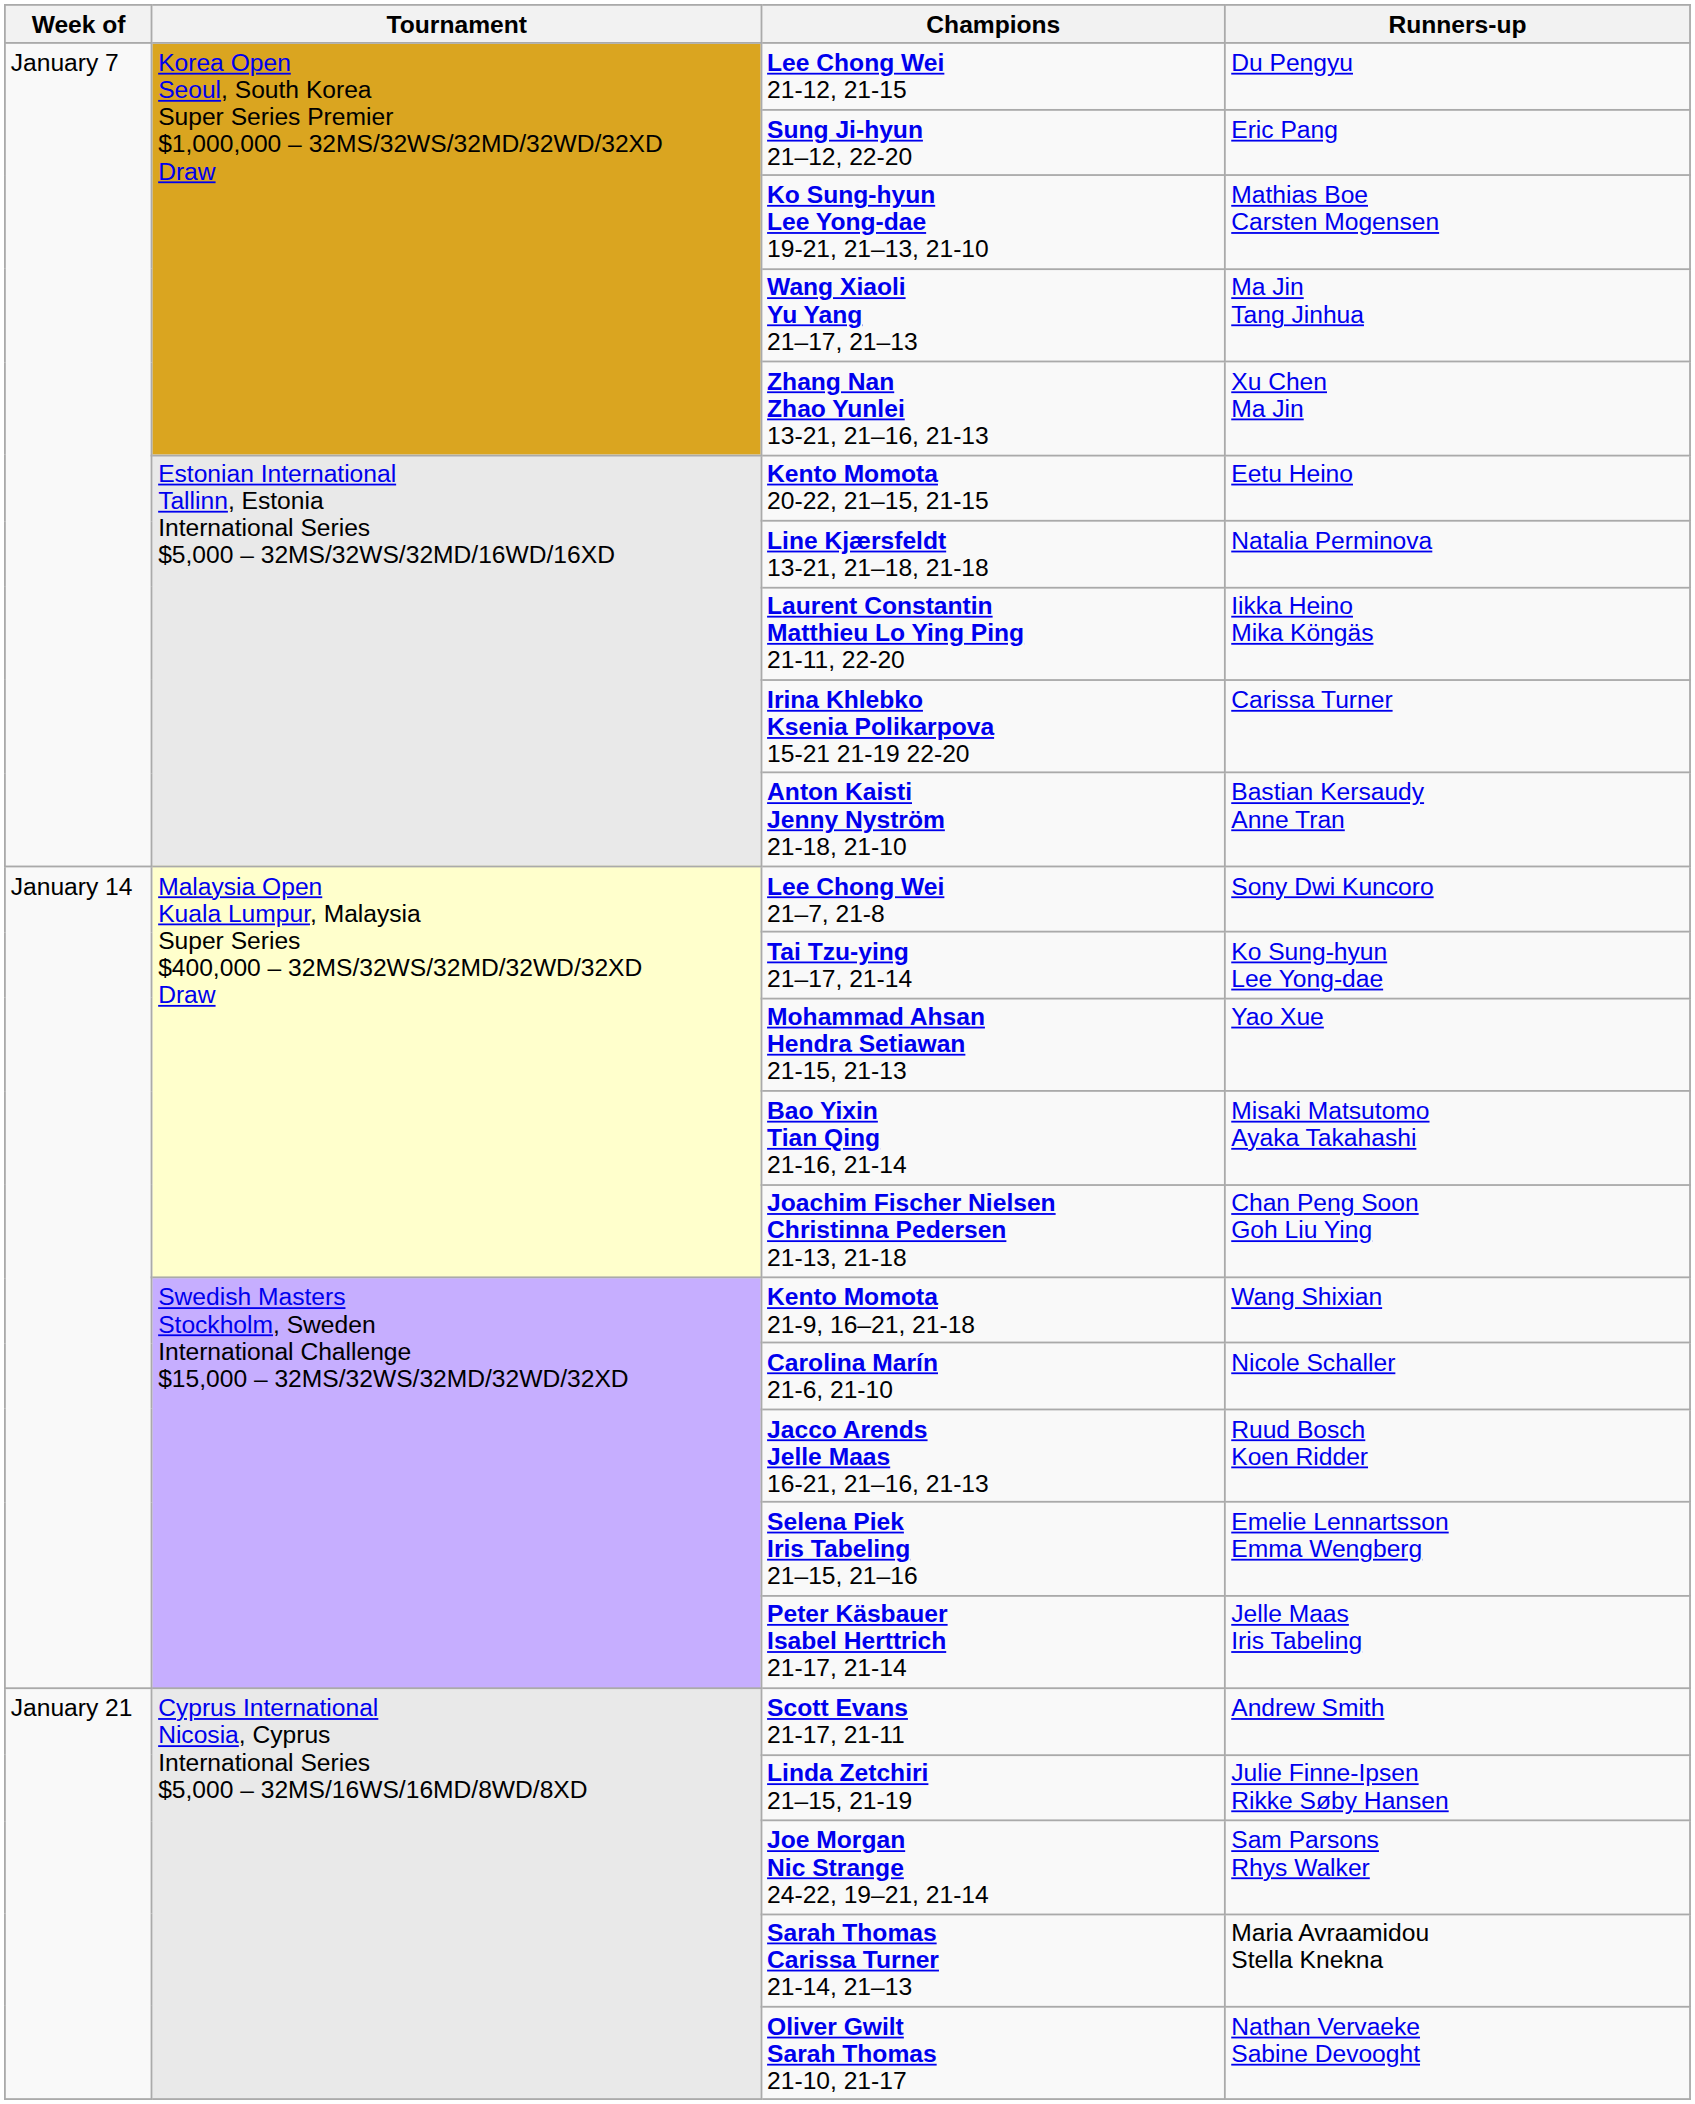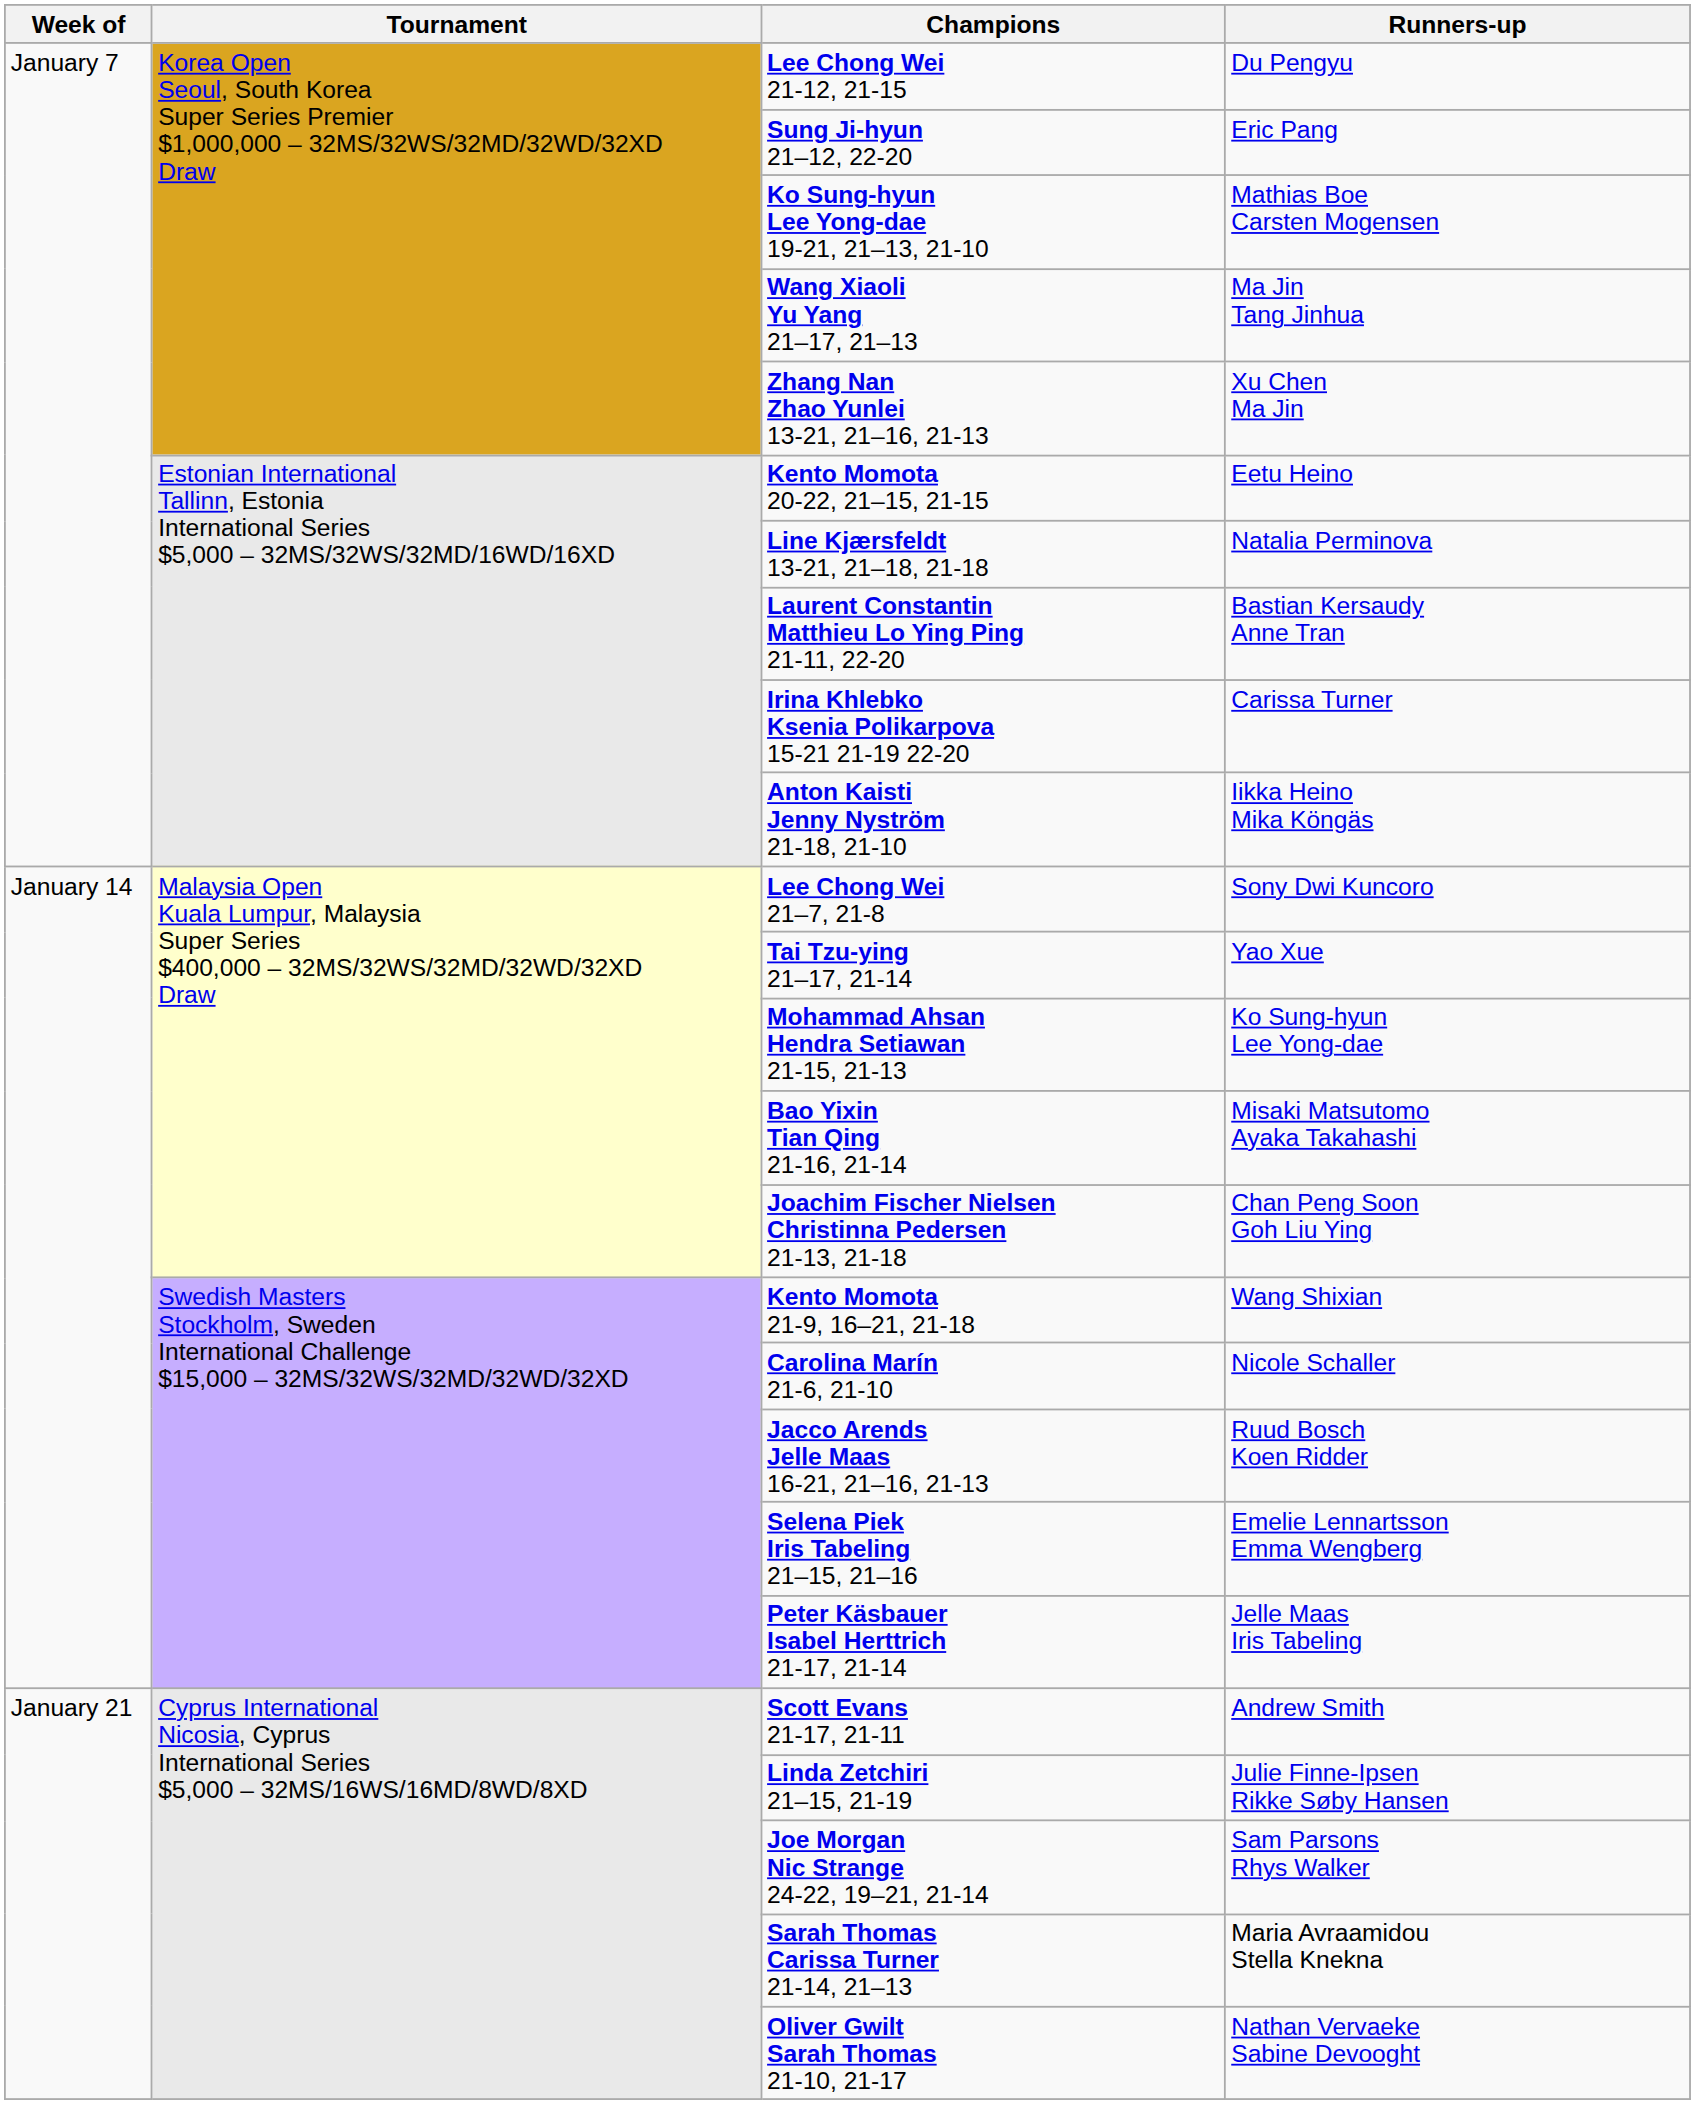(1302, 619) Iikka Heino Mika Köngäs -> (1328, 619) Bastian Kersaudy Anne Tran
(1328, 806) Bastian Kersaudy Anne Tran -> (1302, 806) Iikka Heino Mika Köngäs
(1309, 965) Ko Sung-hyun Lee Yong-dae -> (1278, 951) Yao Xue
(1278, 1017) Yao Xue -> (1309, 1031) Ko Sung-hyun Lee Yong-dae
